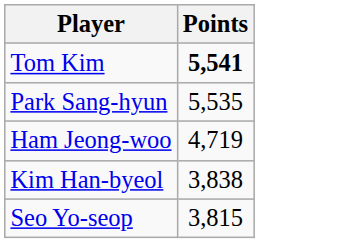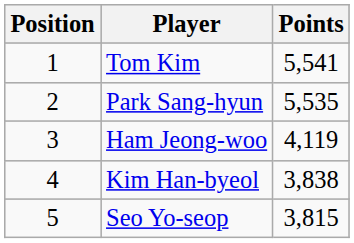+ column: (53, 23)
(215, 62) bold -> (311, 62) normal
(215, 140) 4,719 -> (311, 140) 4,119
